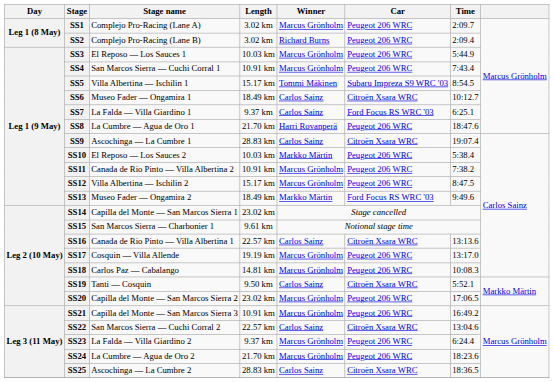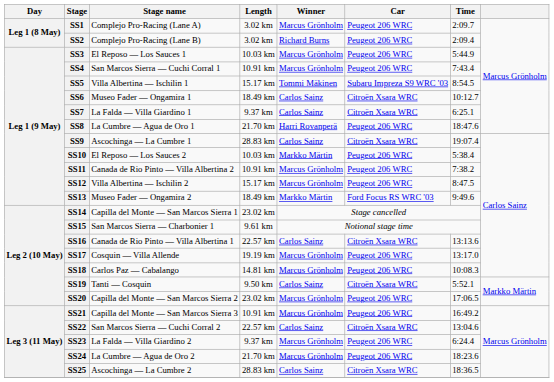(390, 111) Ford Focus RS WRC '03 -> (382, 111) Citroën Xsara WRC
